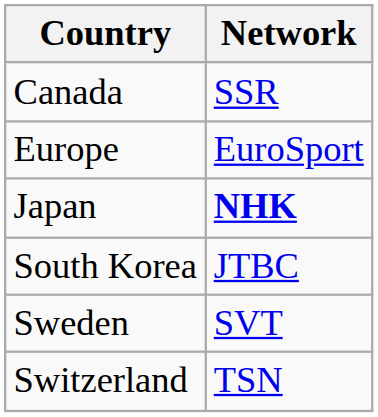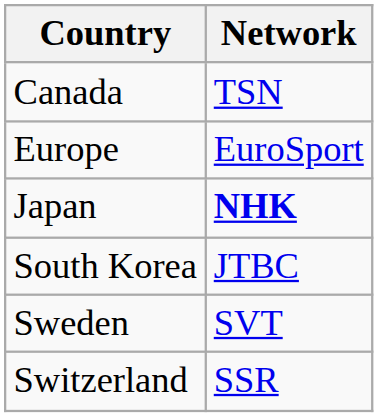(246, 91) SSR -> (248, 91) TSN
(248, 380) TSN -> (246, 380) SSR
